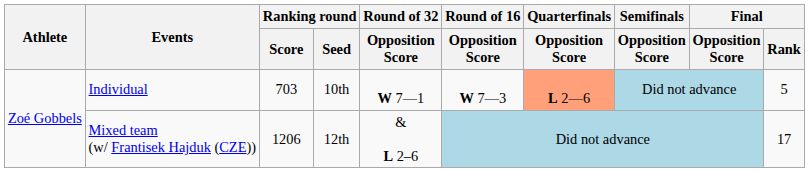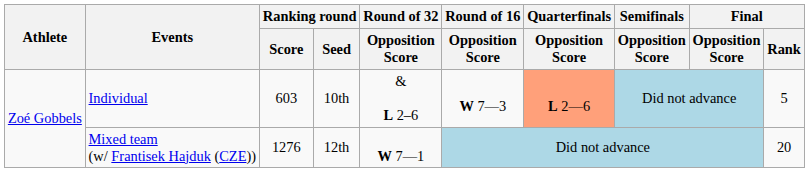(286, 89) 703 -> (286, 98) 603
(401, 98) W 7—1 -> (401, 98) & L 2–6
(286, 139) 1206 -> (286, 147) 1276
(401, 139) & L 2–6 -> (401, 156) W 7—1
(784, 139) 17 -> (784, 147) 20
